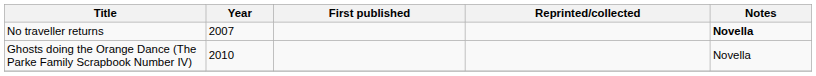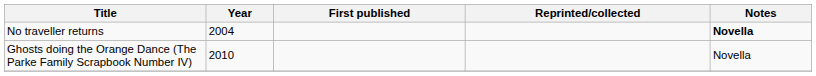(221, 31) 2007 -> (221, 31) 2004
